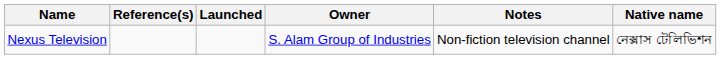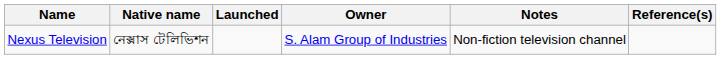columns swapped: (664, 15) <-> (153, 15)
